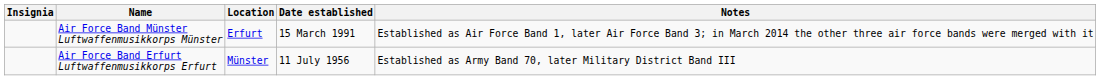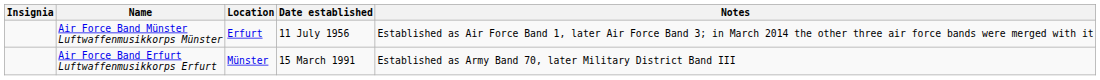(317, 34) 15 March 1991 -> (314, 34) 11 July 1956
(314, 61) 11 July 1956 -> (317, 61) 15 March 1991
